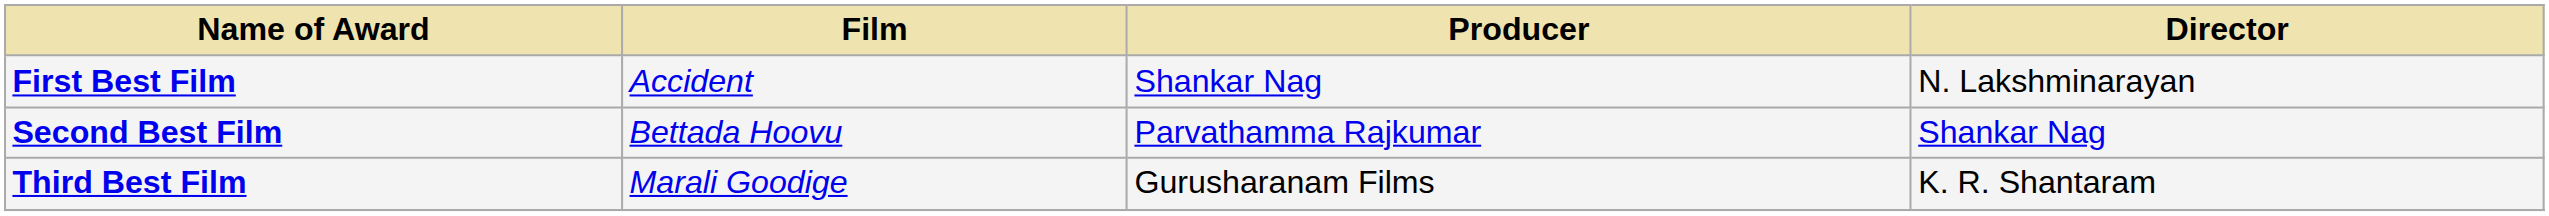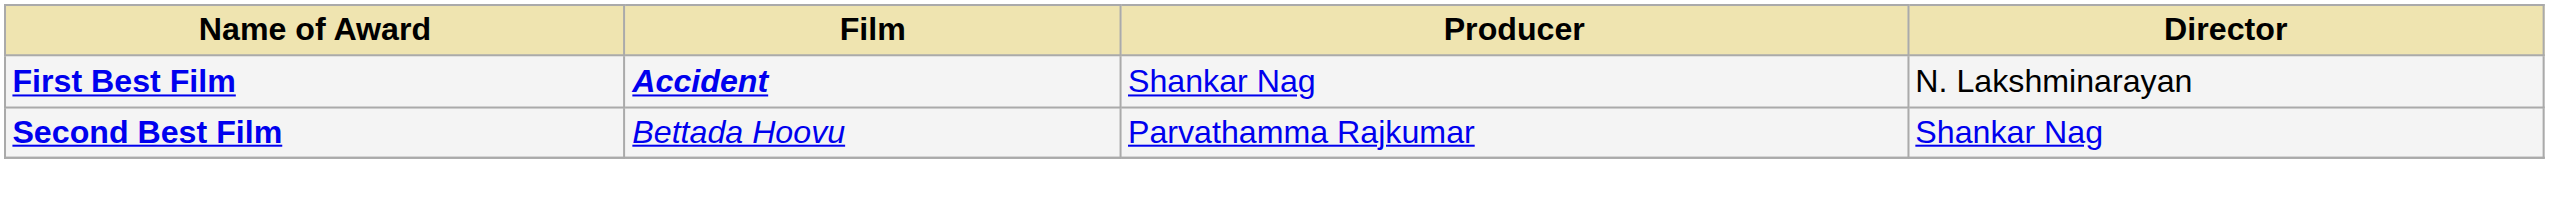(691, 81) normal -> (700, 81) bold
- row: (129, 183)
